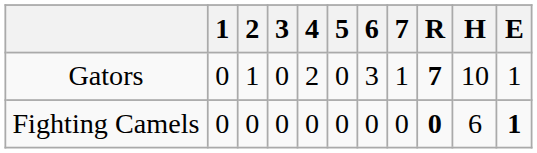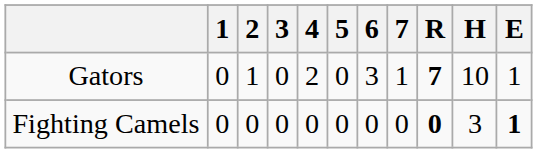(475, 123) 6 -> (475, 123) 3
